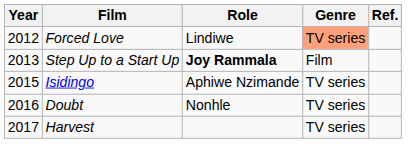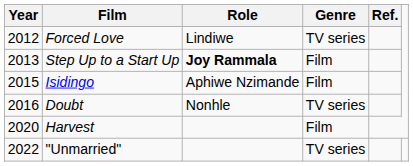(336, 37) lightsalmon background -> (336, 37) no background
(336, 82) TV series -> (319, 82) Film
(23, 127) 2017 -> (23, 127) 2020
(336, 127) TV series -> (319, 127) Film
+ row: (83, 149)
